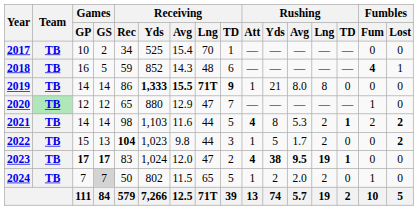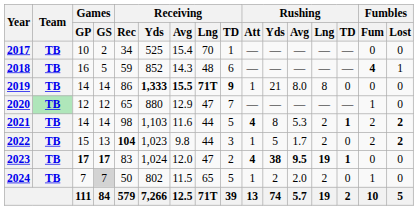(372, 141) 0 -> (372, 141) 2
